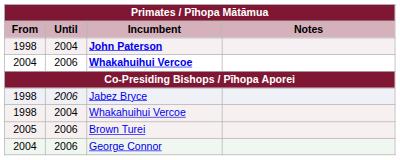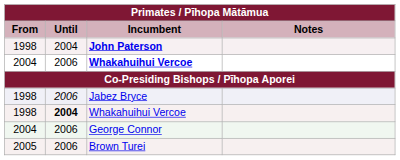(66, 113) normal -> (66, 113) bold
rows swapped: (25, 146) <-> (25, 130)
